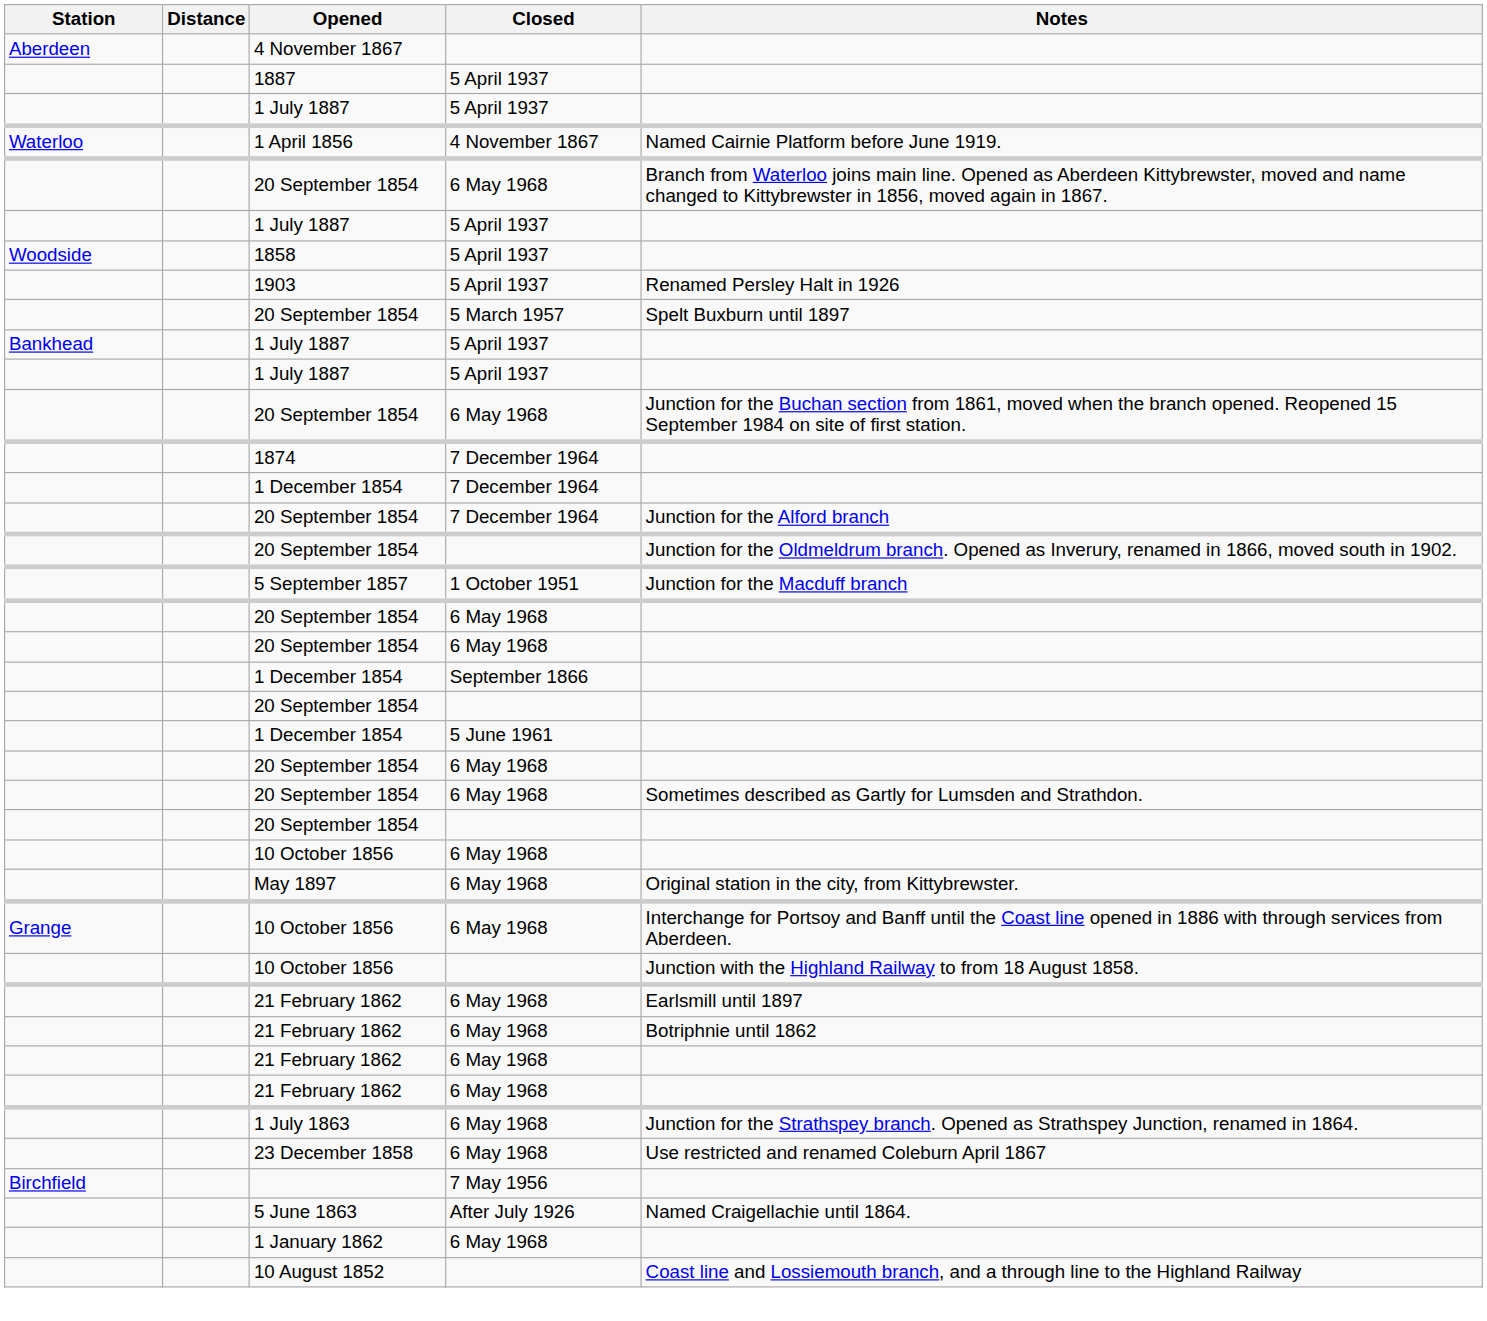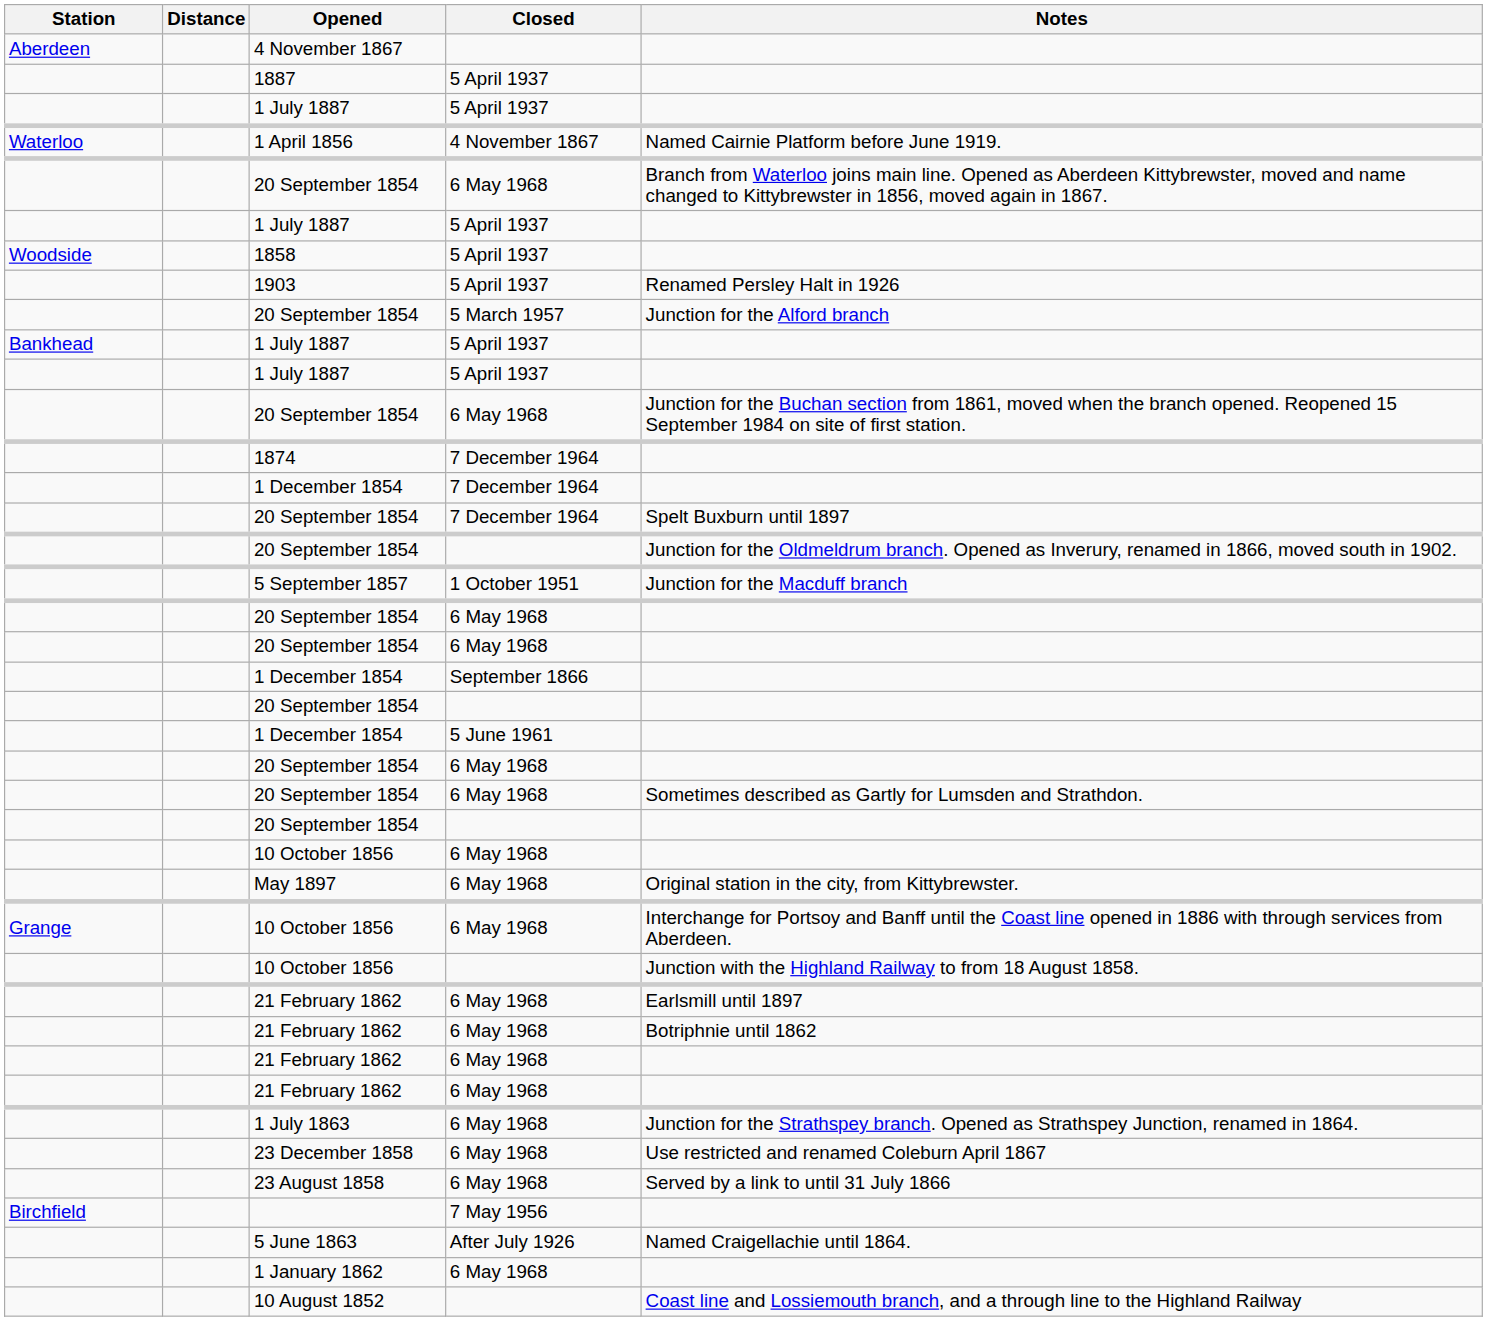(748, 314) Spelt Buxburn until 1897 -> (767, 314) Junction for the Alford branch
(767, 517) Junction for the Alford branch -> (748, 517) Spelt Buxburn until 1897
+ row: (319, 1182)
